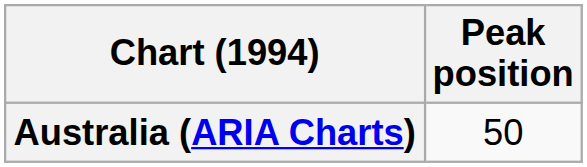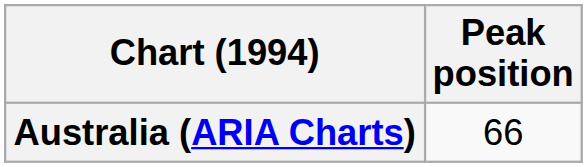(503, 131) 50 -> (503, 131) 66
